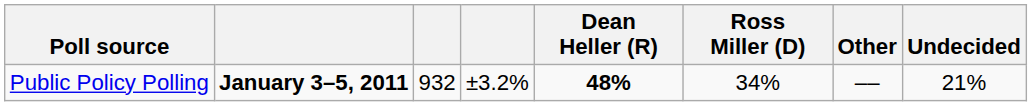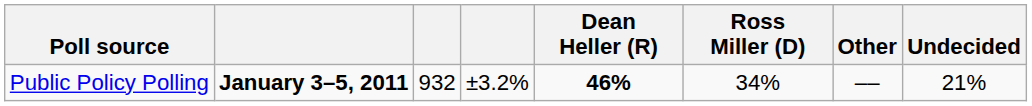(609, 82) 48% -> (609, 82) 46%
